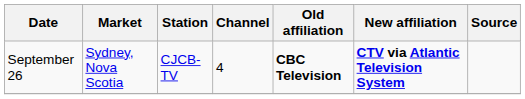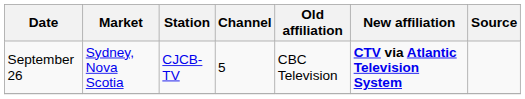(220, 67) 4 -> (222, 67) 5
(309, 67) bold -> (308, 67) normal
